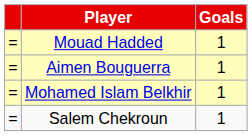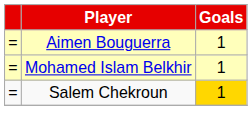- row: (108, 43)
(221, 118) no background -> (221, 93) gold background
